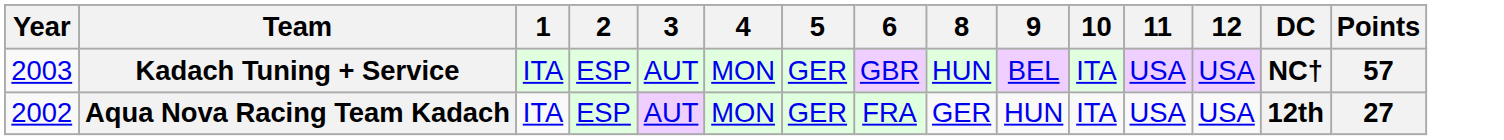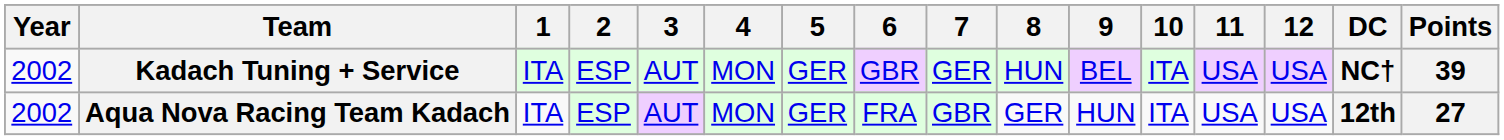+ column: (962, 27)
(42, 70) 2003 -> (42, 70) 2002
(1378, 70) 57 -> (1451, 70) 39
